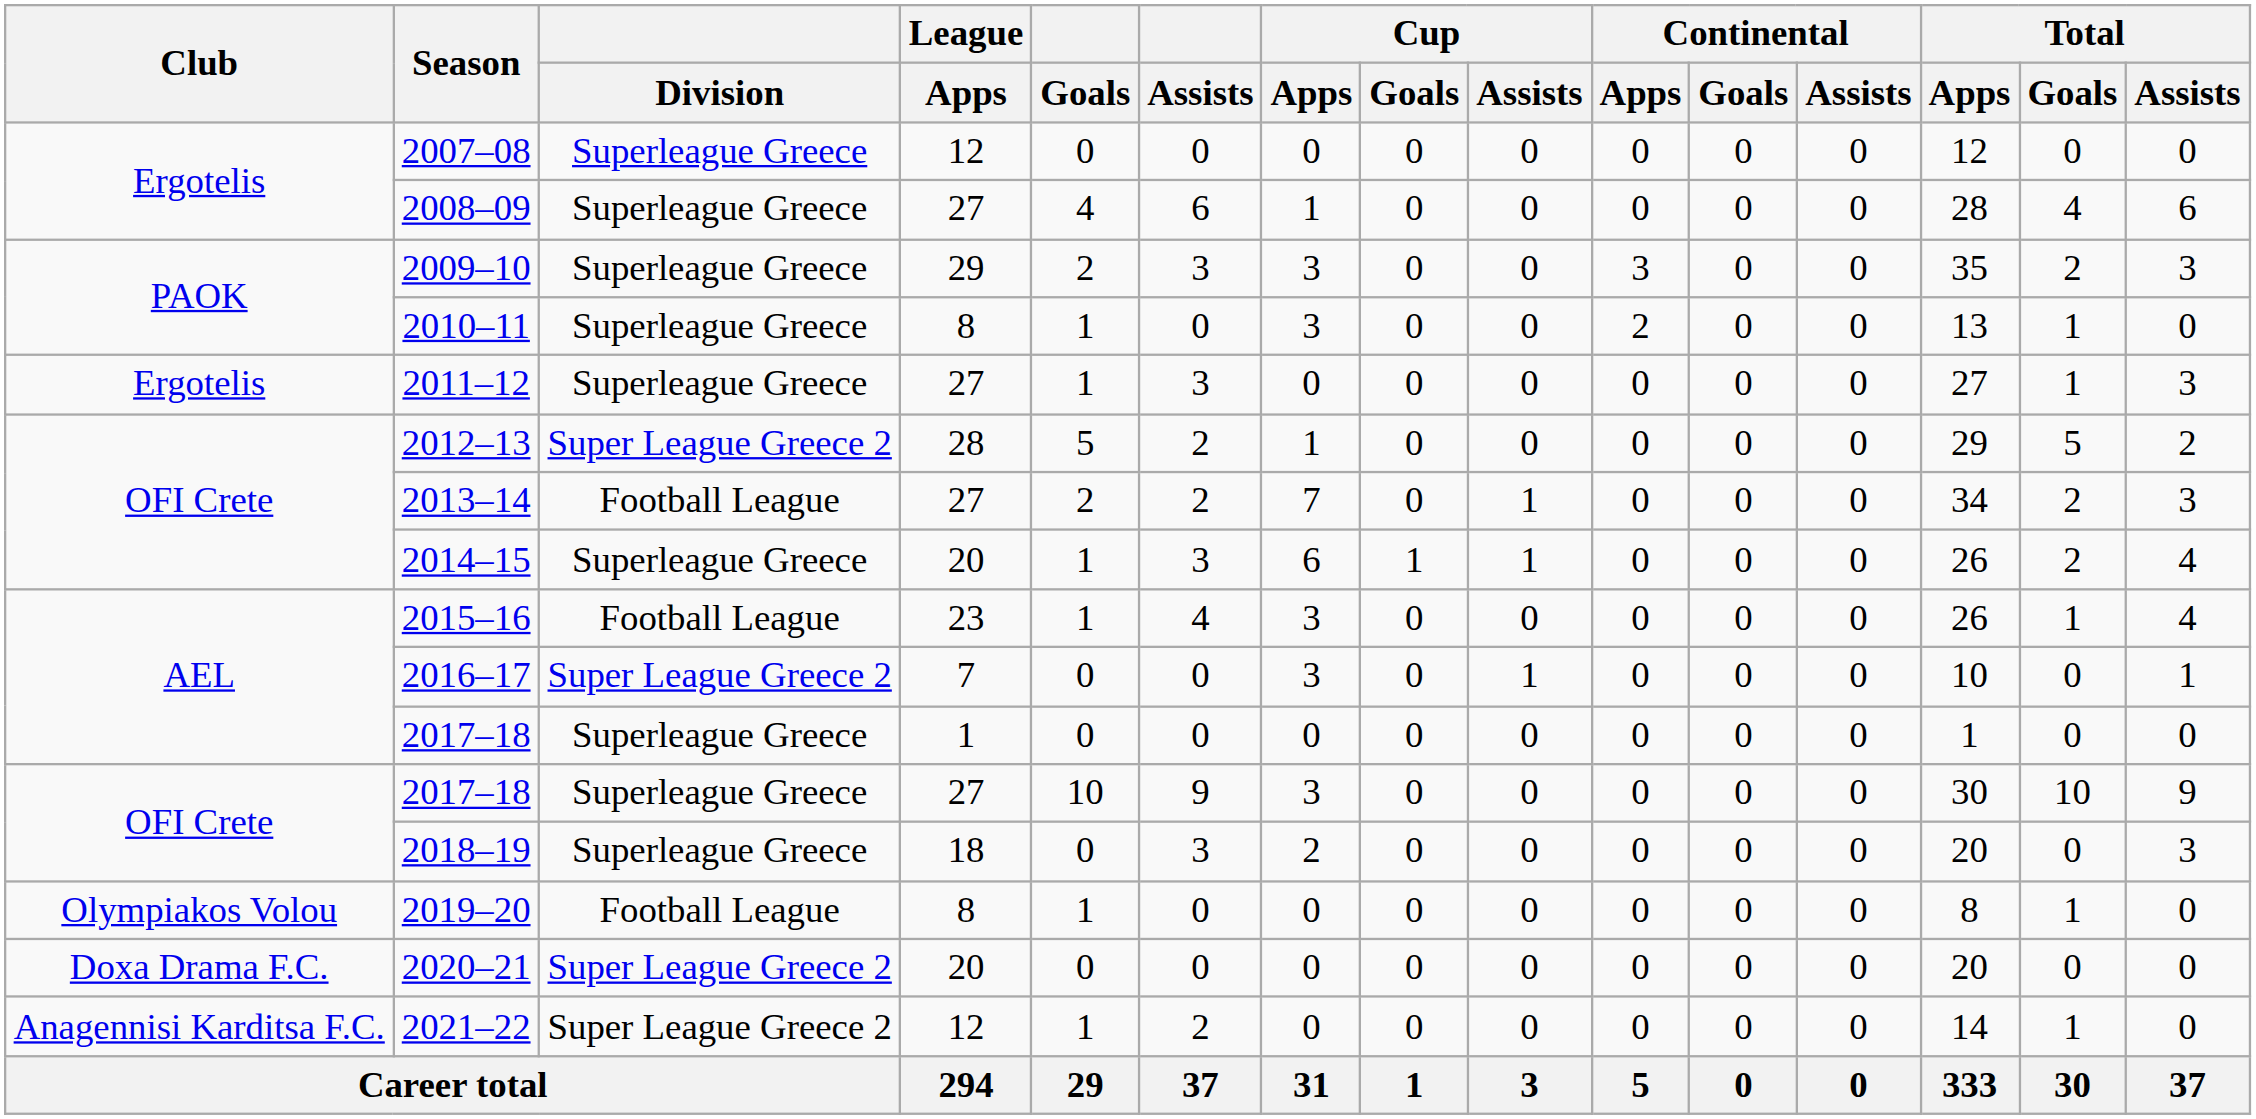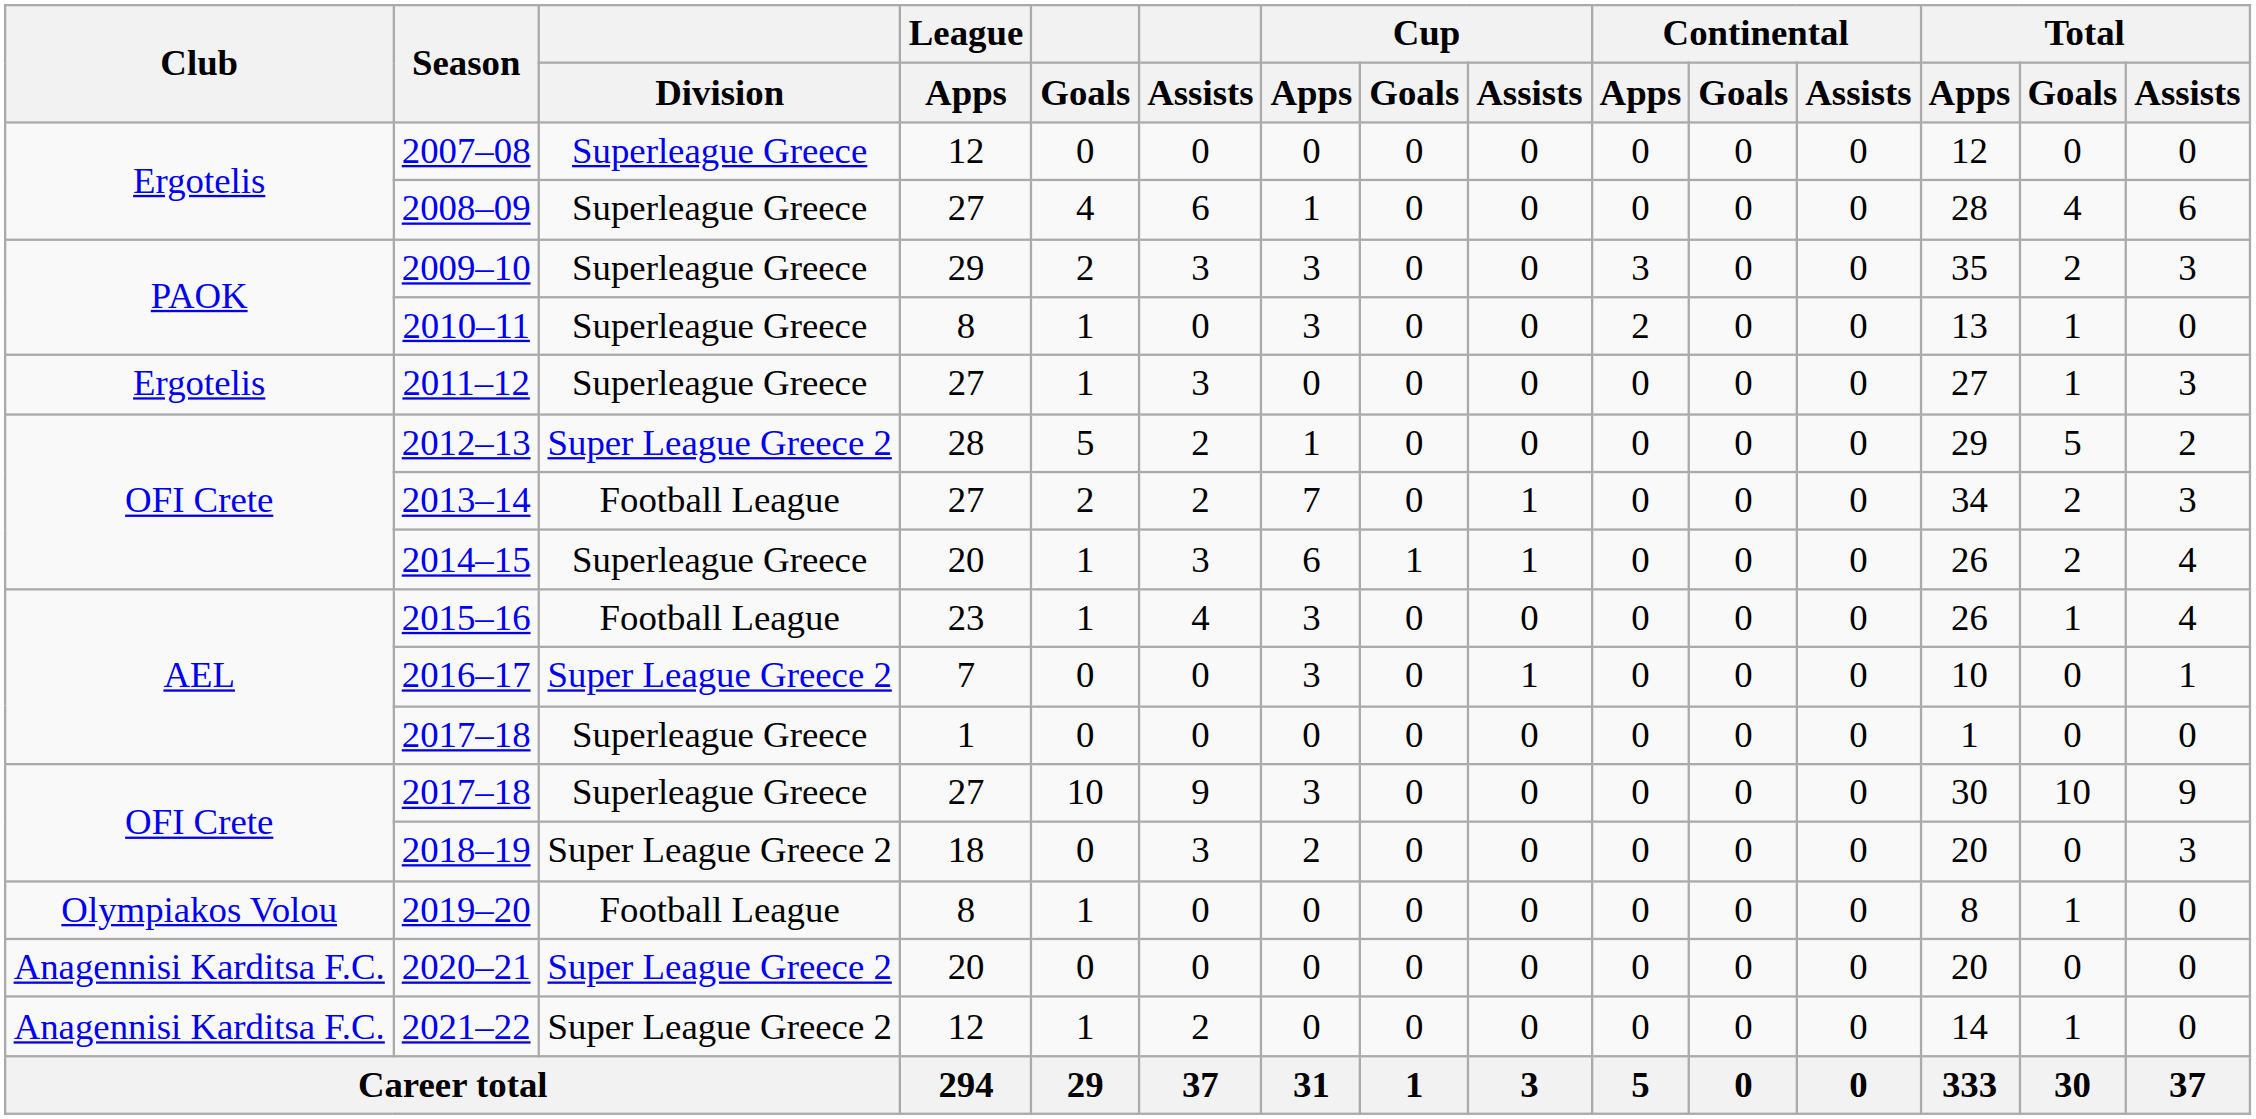(720, 850) Superleague Greece -> (720, 850) Super League Greece 2
(199, 967) Doxa Drama F.C. -> (199, 967) Anagennisi Karditsa F.C.
